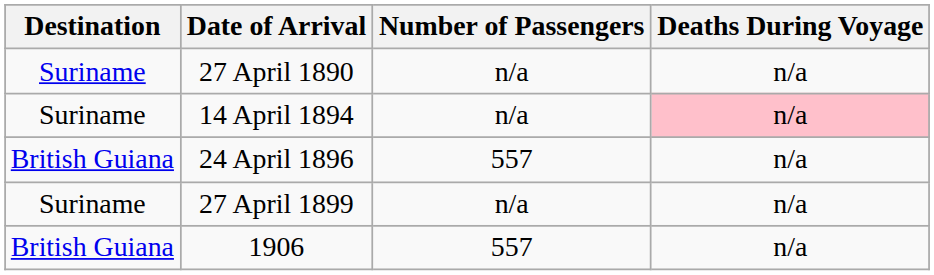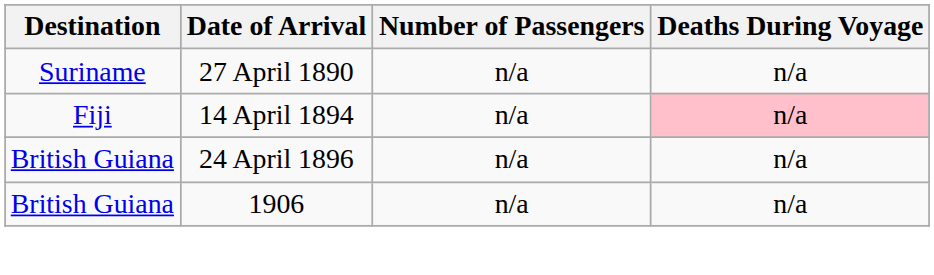(92, 114) Suriname -> (92, 114) Fiji
(512, 159) 557 -> (512, 159) n/a
- row: (276, 203)
(512, 247) 557 -> (512, 203) n/a
